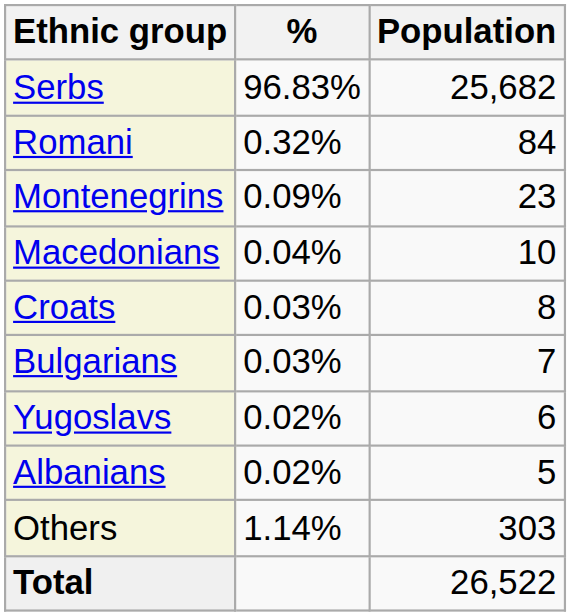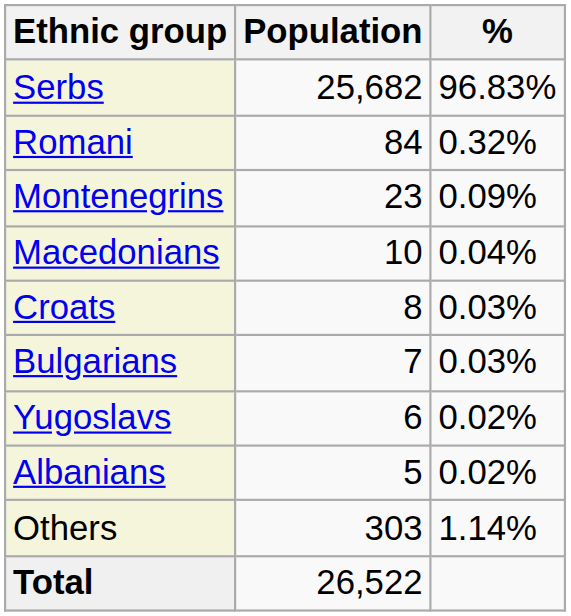columns swapped: (467, 32) <-> (302, 32)
